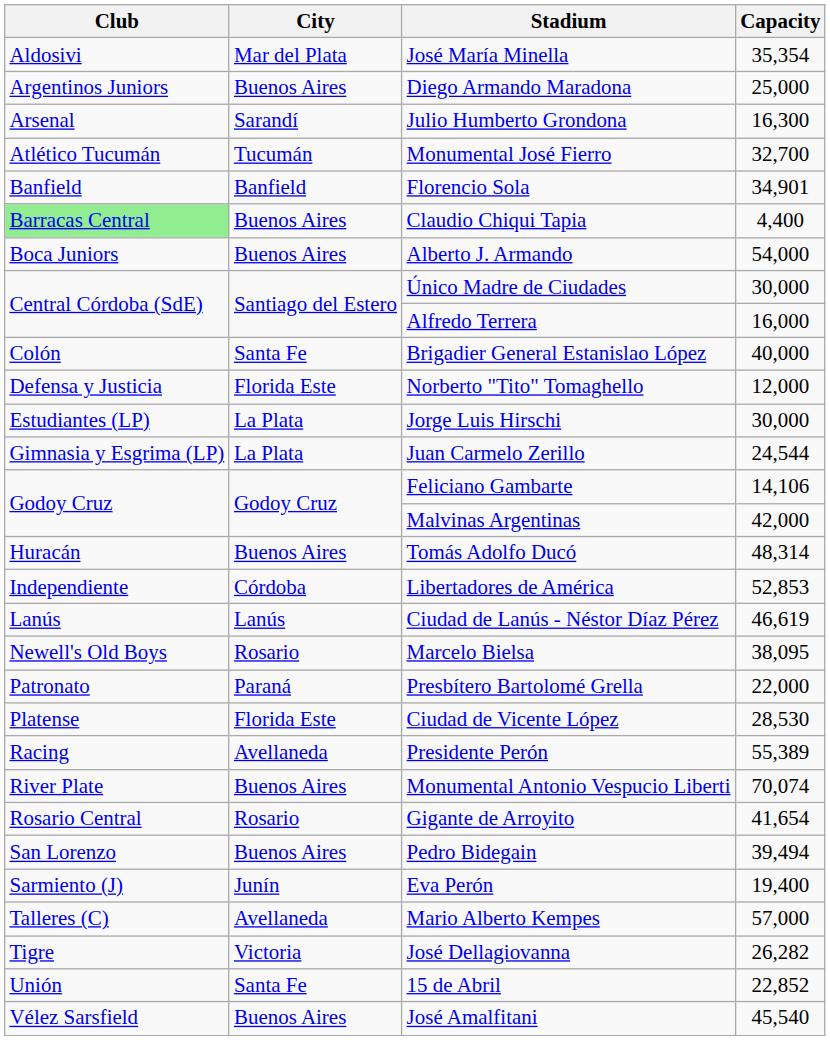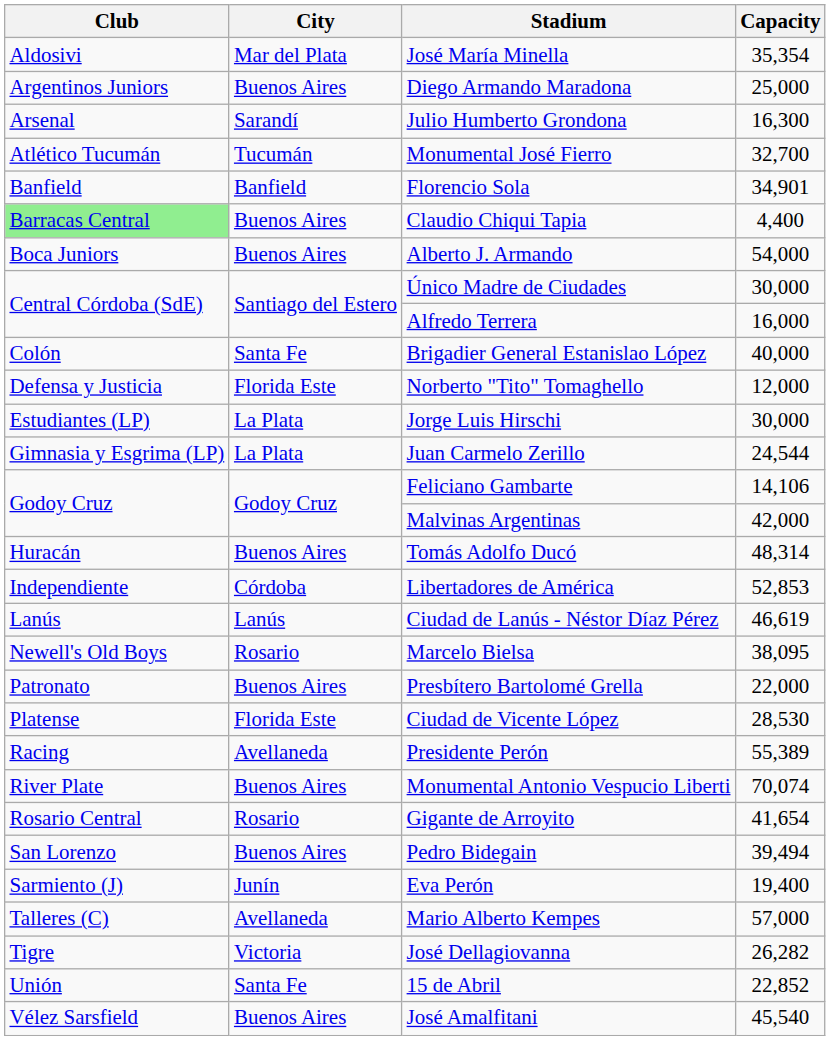(262, 685) Paraná -> (290, 685) Buenos Aires
